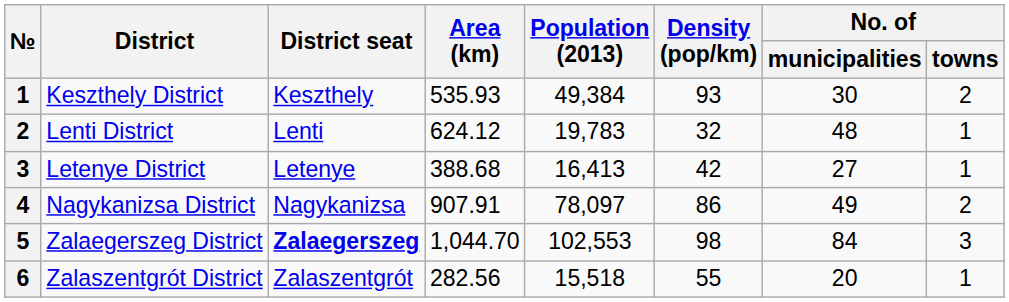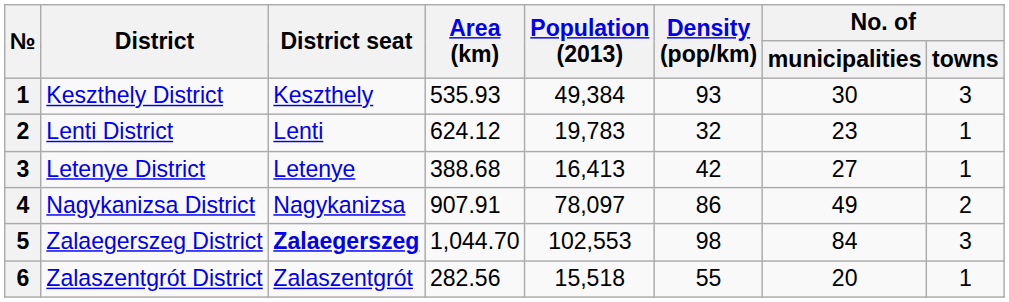(965, 95) 2 -> (965, 95) 3
(845, 132) 48 -> (845, 132) 23
